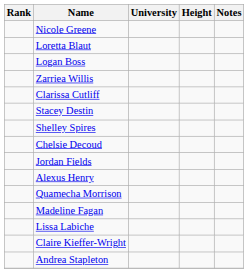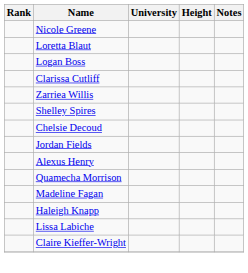rows swapped: (65, 78) <-> (68, 95)
- row: (65, 111)
+ row: (67, 210)
- row: (72, 260)
